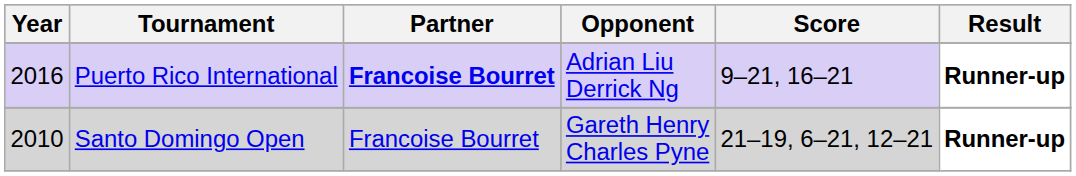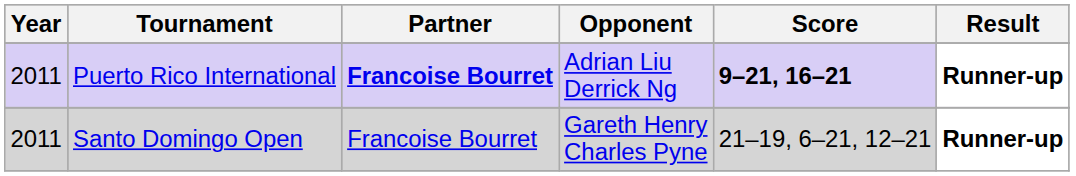(37, 75) 2016 -> (36, 75) 2011
(787, 75) normal -> (785, 75) bold
(37, 139) 2010 -> (36, 139) 2011
